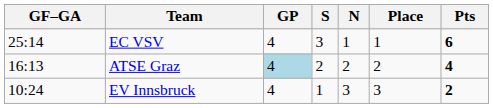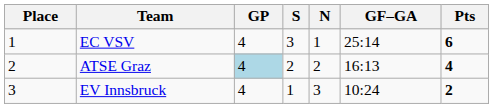columns swapped: (406, 16) <-> (55, 16)
